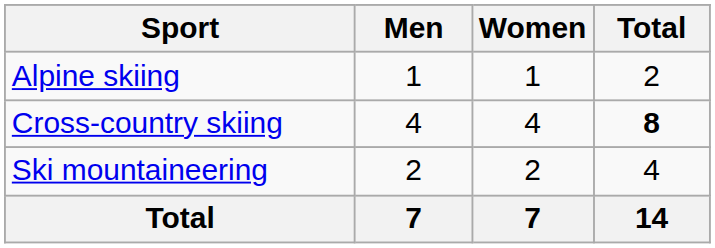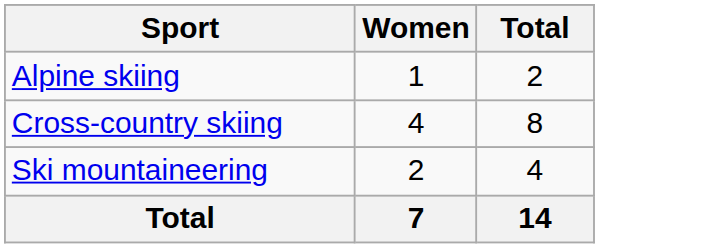- column: (414, 28)
(652, 123) bold -> (535, 123) normal
